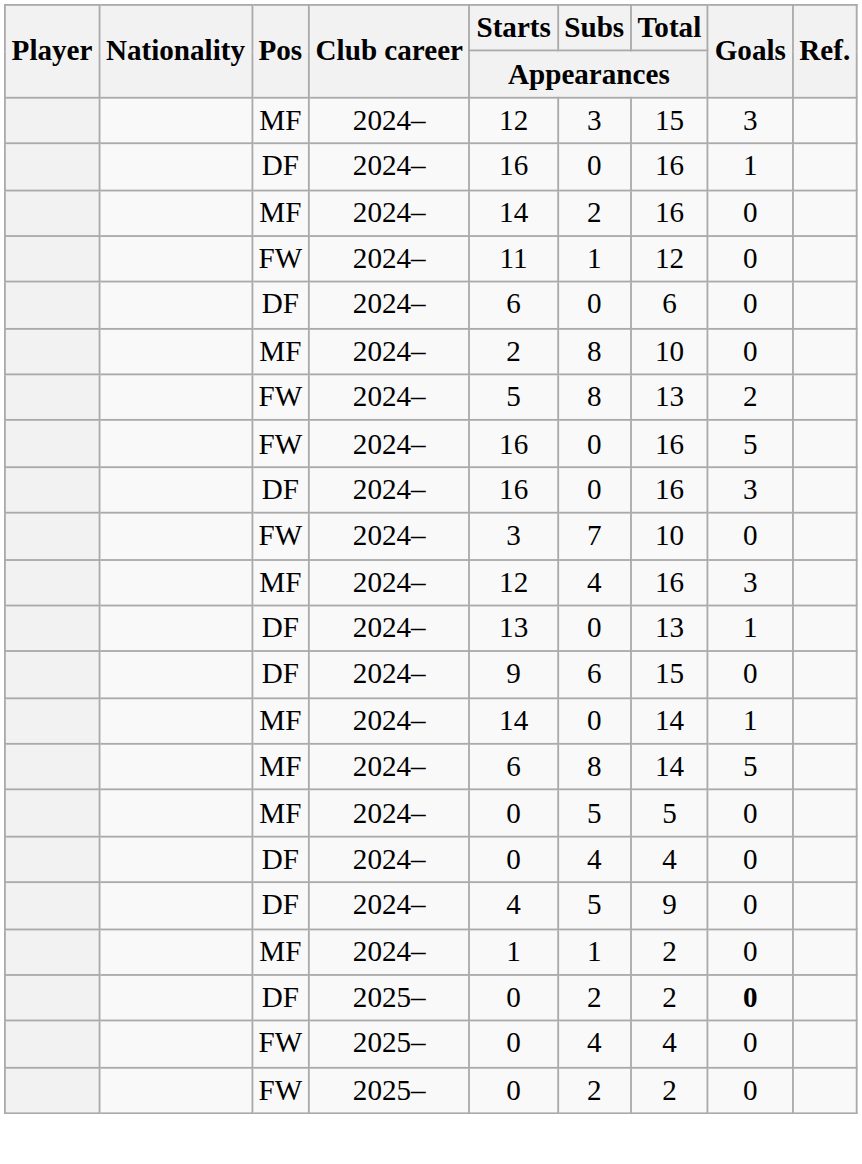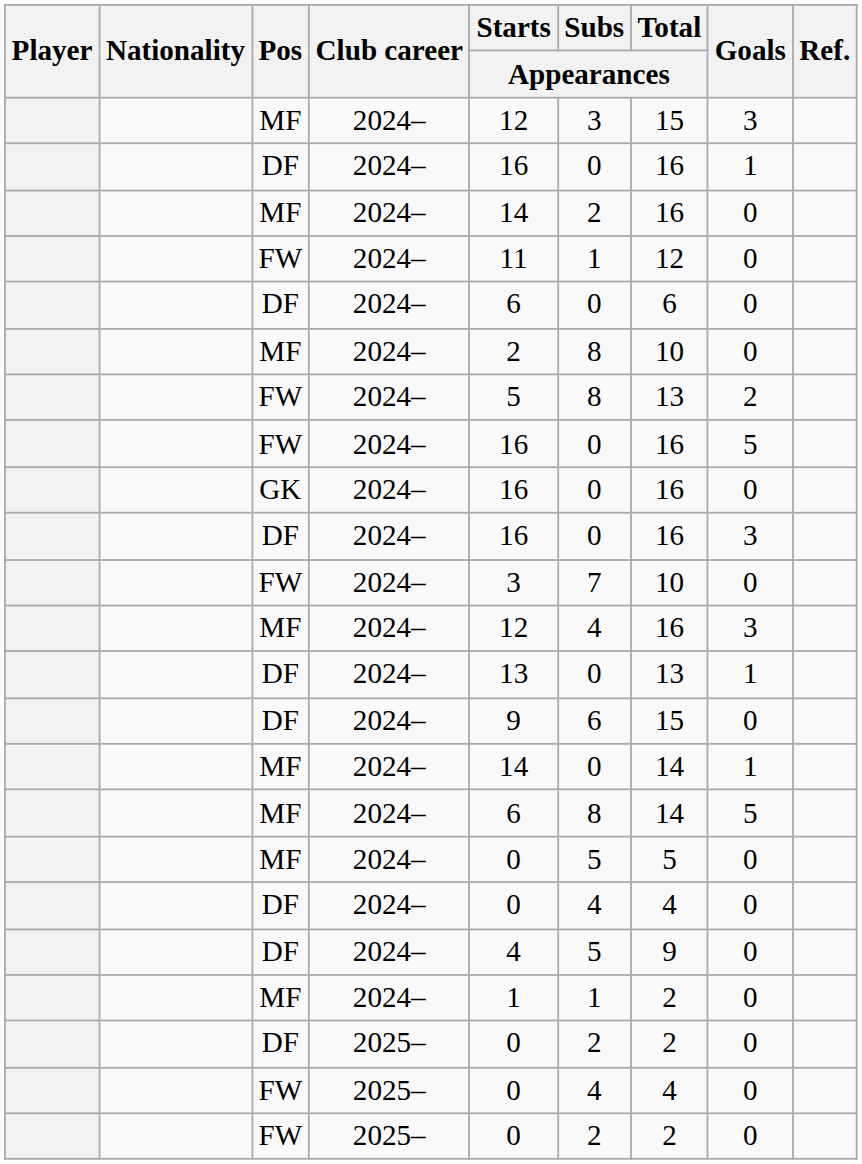+ row: (280, 489)
(750, 997) bold -> (750, 1043) normal
